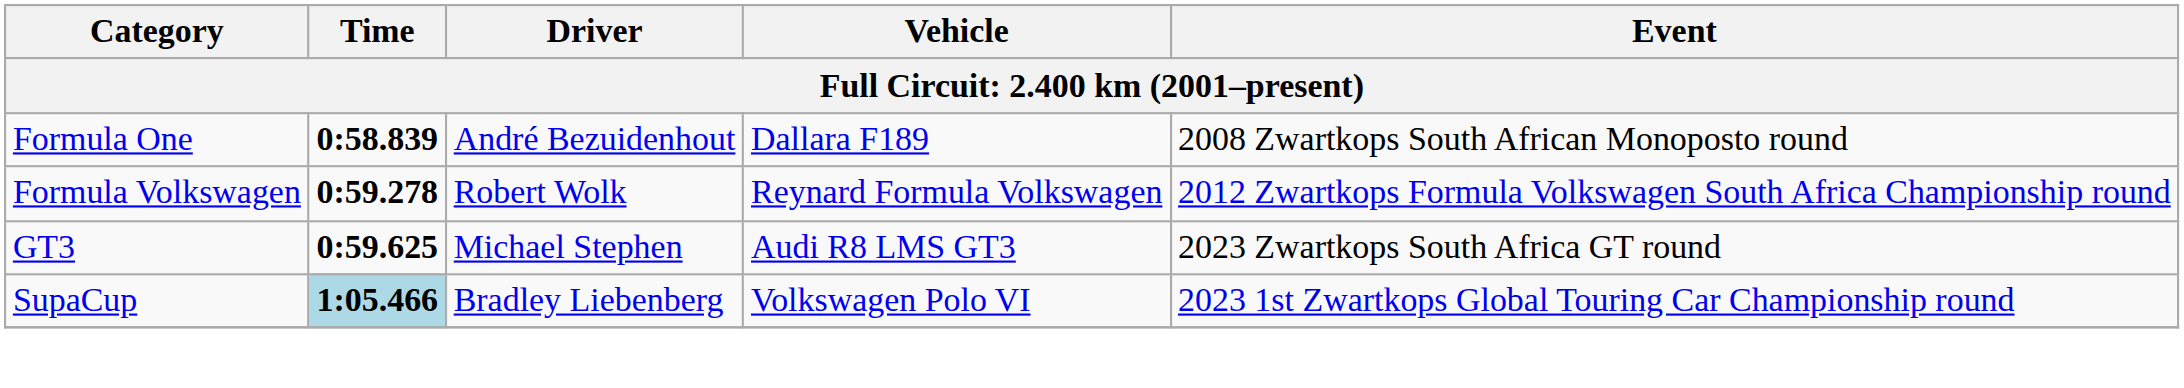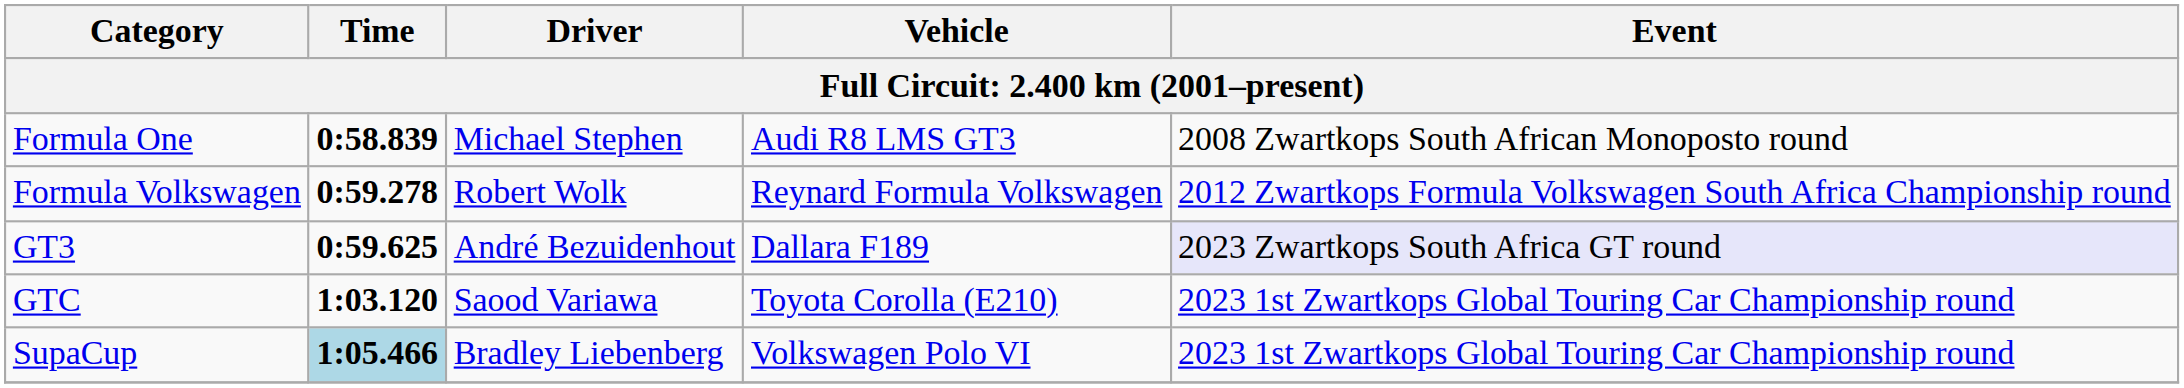(595, 138) André Bezuidenhout -> (568, 138) Michael Stephen
(840, 138) Dallara F189 -> (883, 138) Audi R8 LMS GT3
(568, 246) Michael Stephen -> (595, 246) André Bezuidenhout
(883, 246) Audi R8 LMS GT3 -> (840, 246) Dallara F189
(1450, 246) no background -> (1450, 246) lavender background
+ row: (47, 300)
